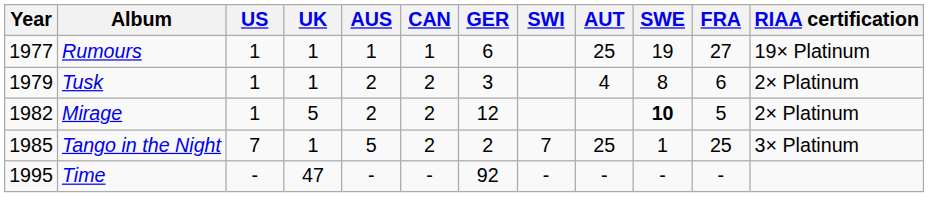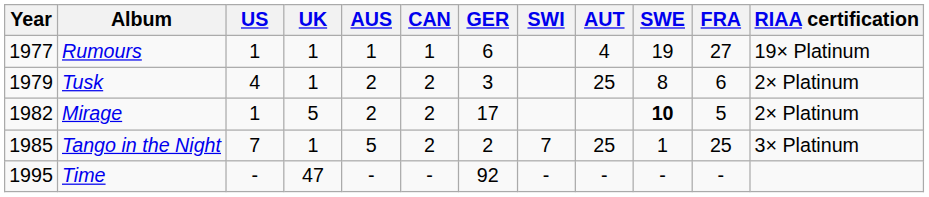(604, 51) 25 -> (604, 51) 4
(255, 82) 1 -> (255, 82) 4
(604, 82) 4 -> (604, 82) 25
(488, 113) 12 -> (488, 113) 17
